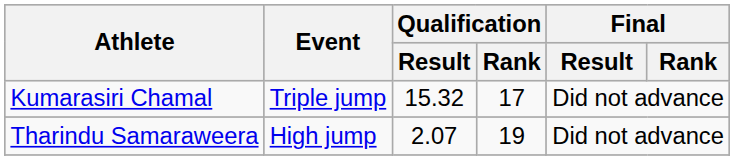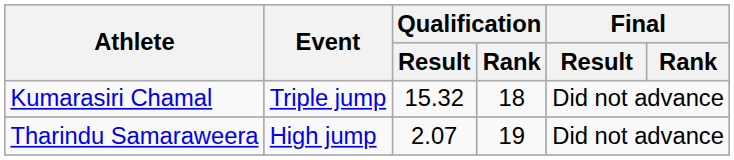(512, 99) 17 -> (512, 99) 18
